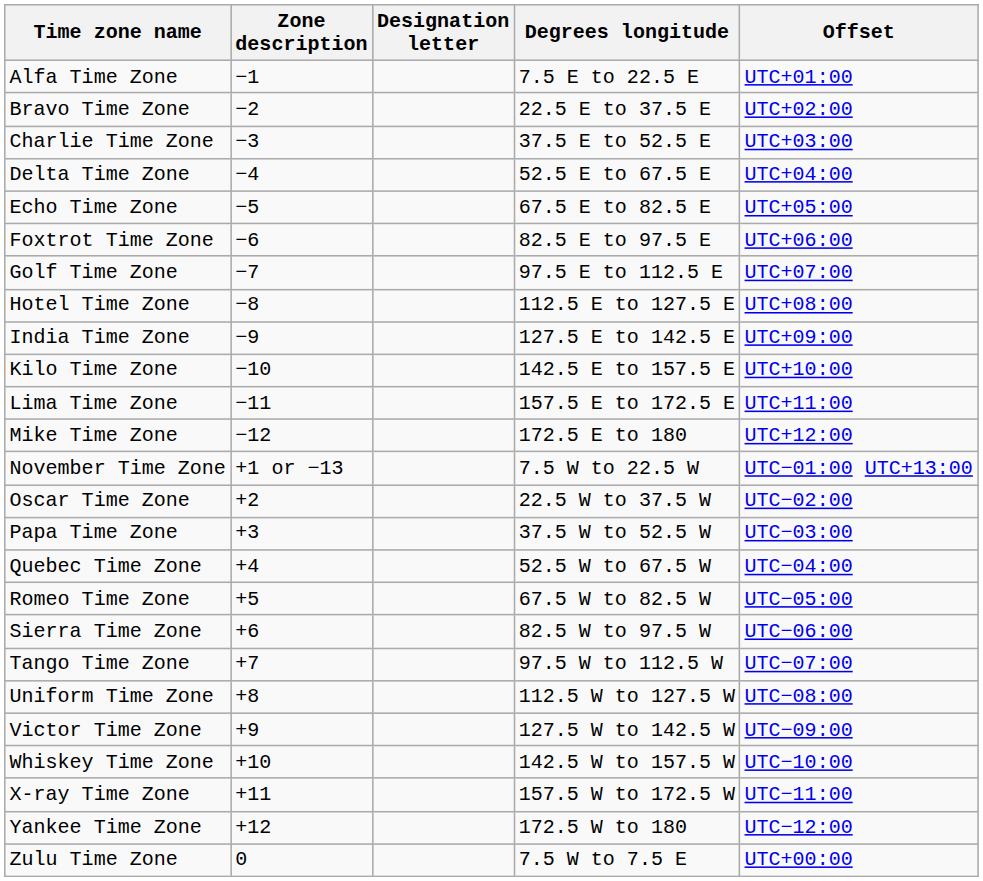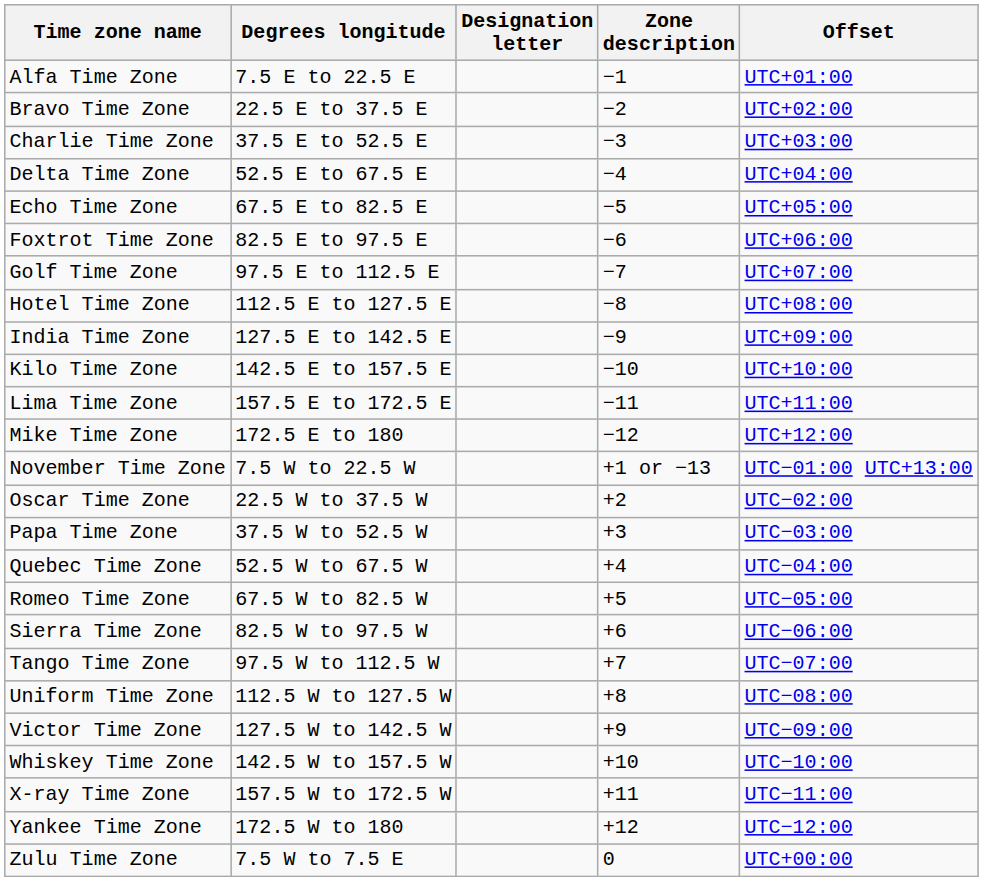columns swapped: (627, 33) <-> (301, 33)
